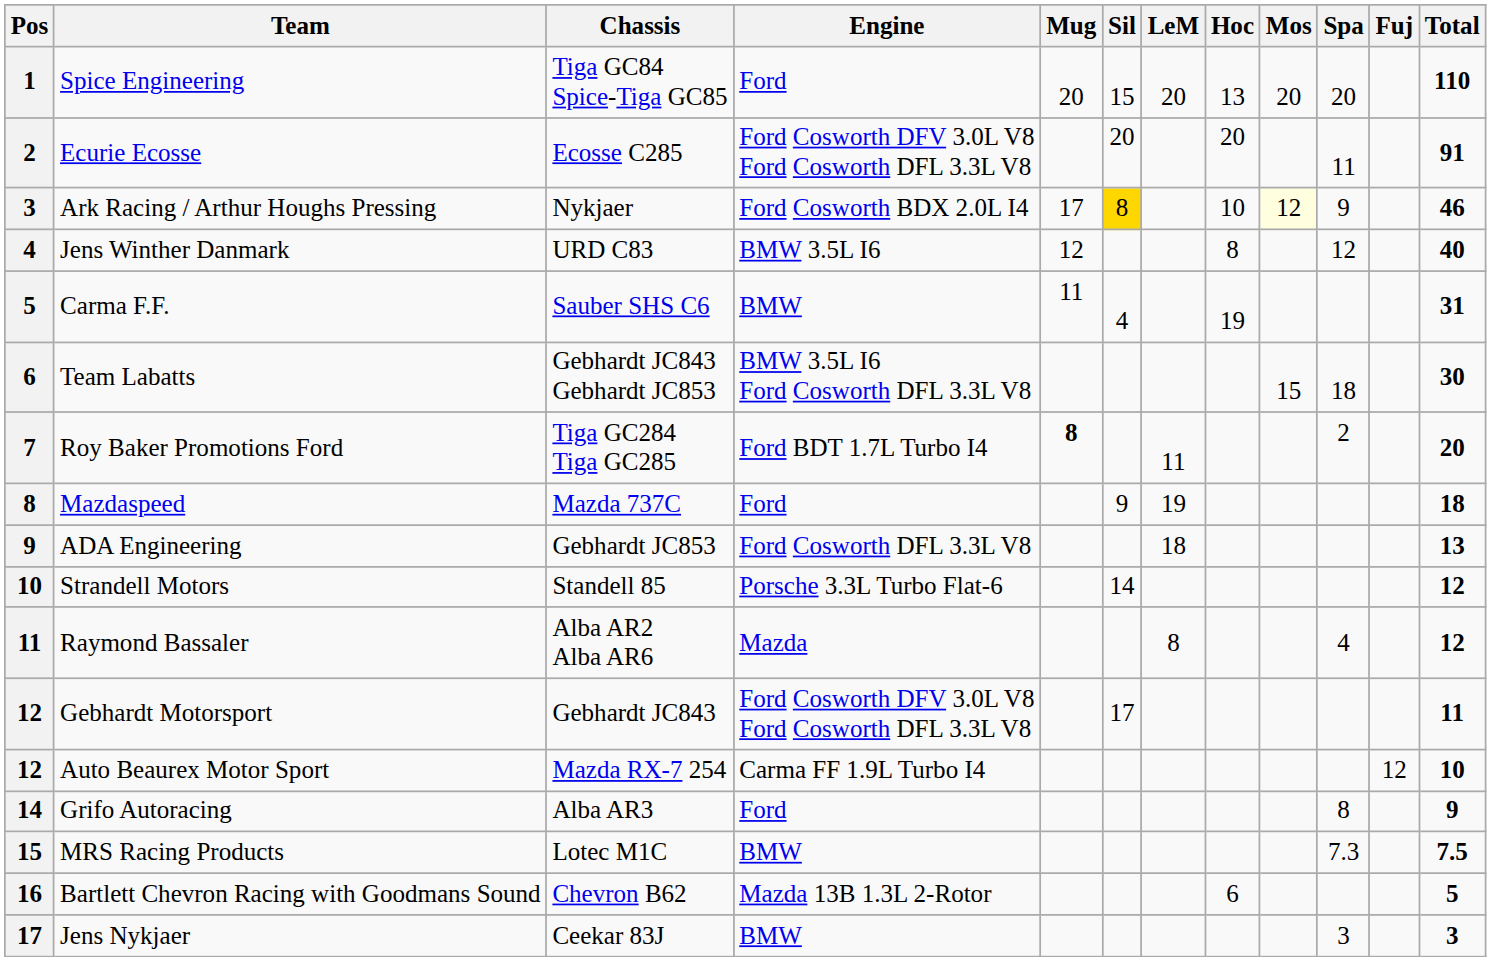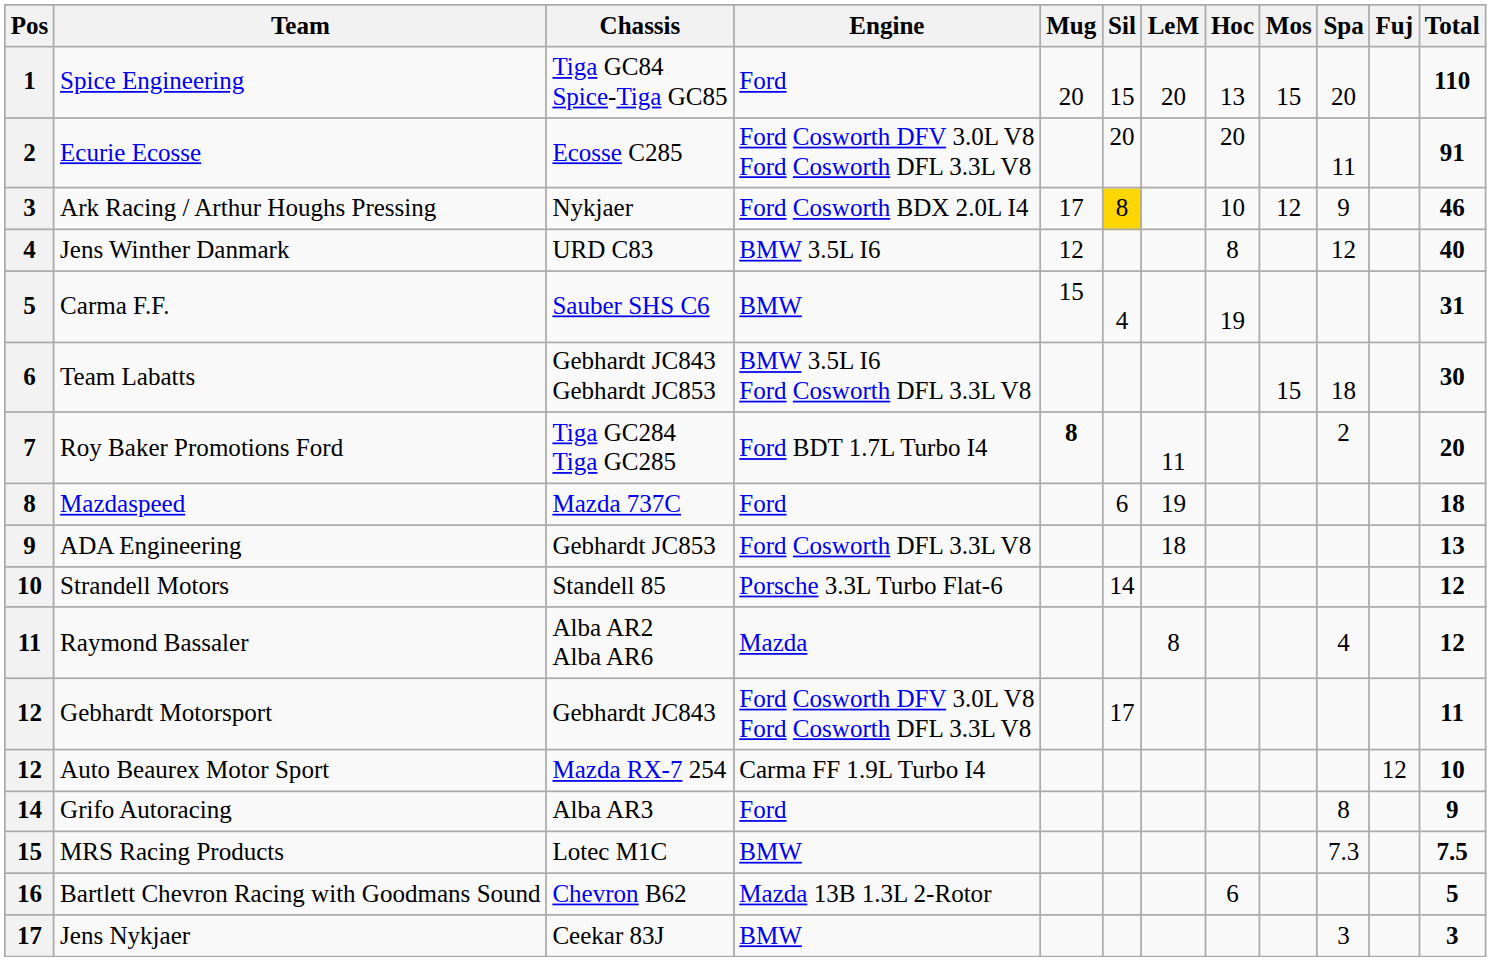(1289, 96) 20 -> (1289, 96) 15
(1289, 208) lightyellow background -> (1289, 208) no background
(1071, 291) 11 -> (1071, 291) 15
(1122, 504) 9 -> (1122, 504) 6
